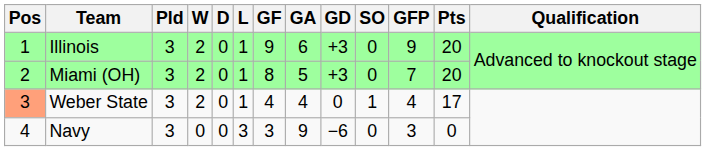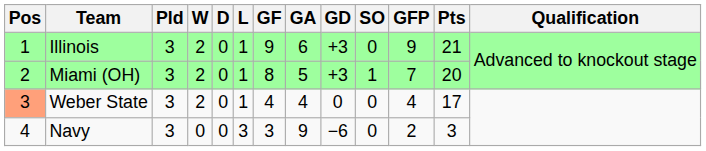(452, 46) 20 -> (452, 46) 21
(372, 74) 0 -> (372, 74) 1
(372, 103) 1 -> (372, 103) 0
(411, 131) 3 -> (411, 131) 2
(452, 131) 0 -> (452, 131) 3
